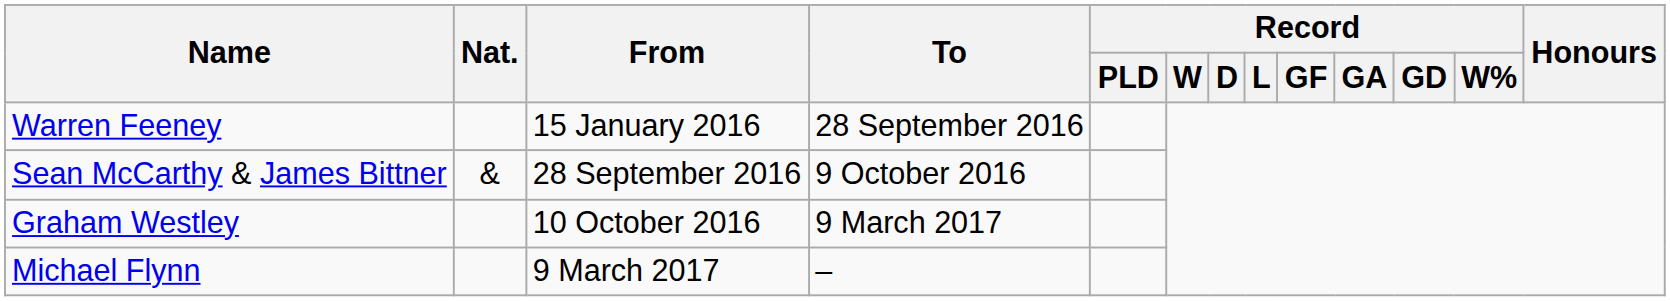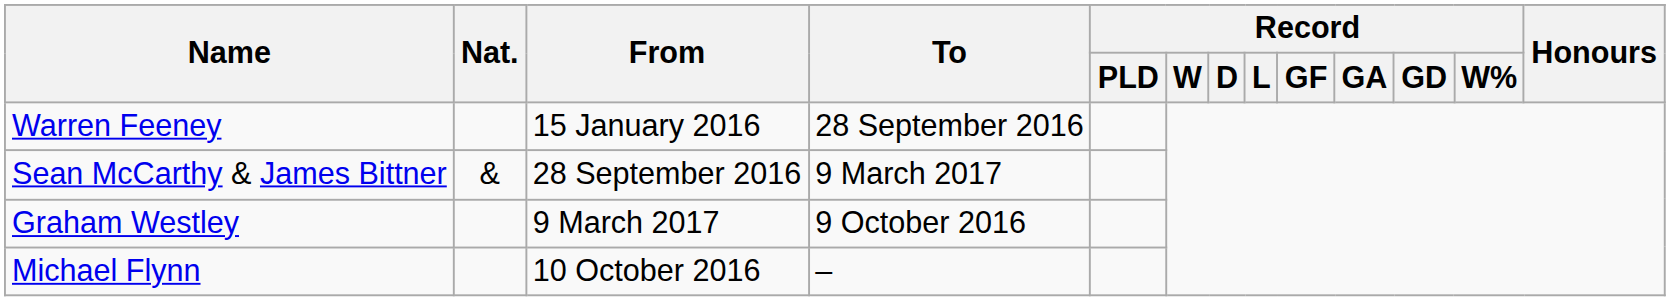(921, 174) 9 October 2016 -> (909, 174) 9 March 2017
(647, 222) 10 October 2016 -> (626, 222) 9 March 2017
(909, 222) 9 March 2017 -> (921, 222) 9 October 2016
(626, 271) 9 March 2017 -> (647, 271) 10 October 2016
